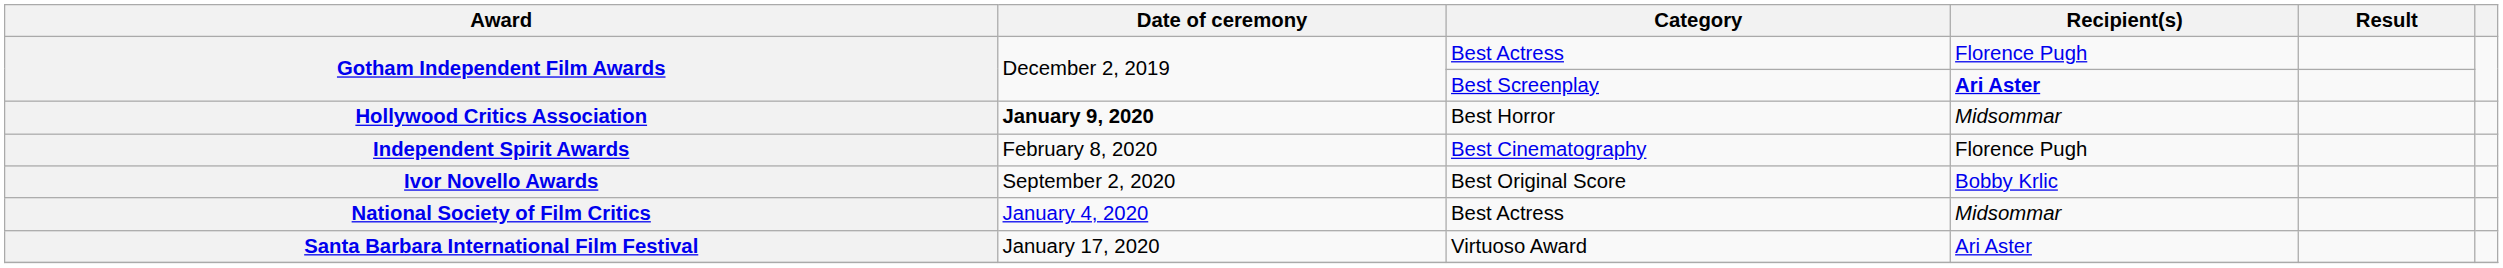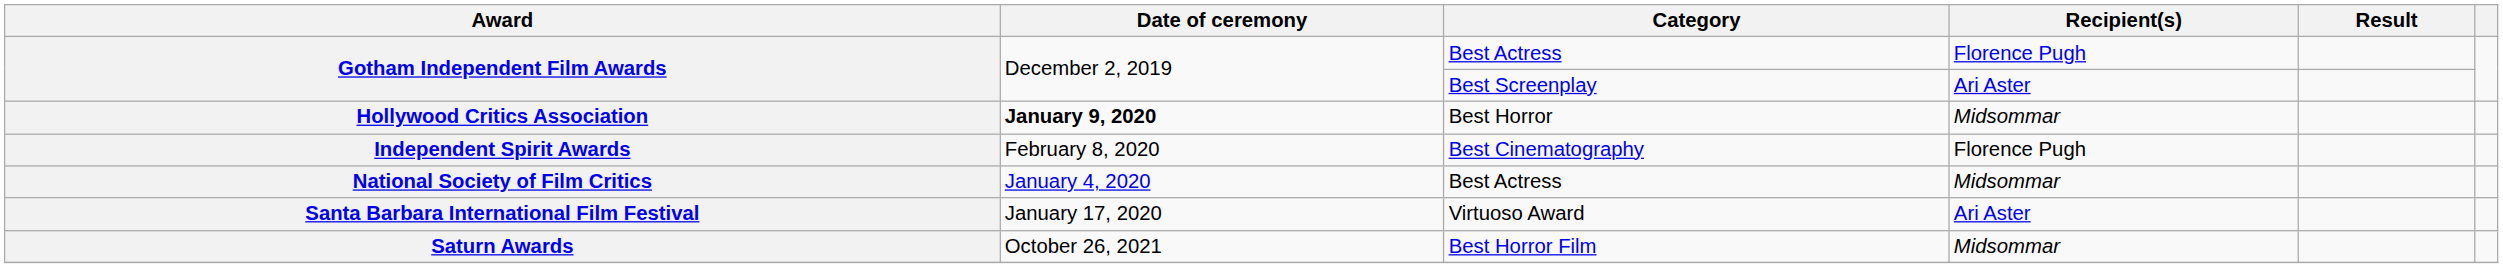(1998, 85) bold -> (1992, 85) normal
- row: (501, 181)
+ row: (502, 246)
